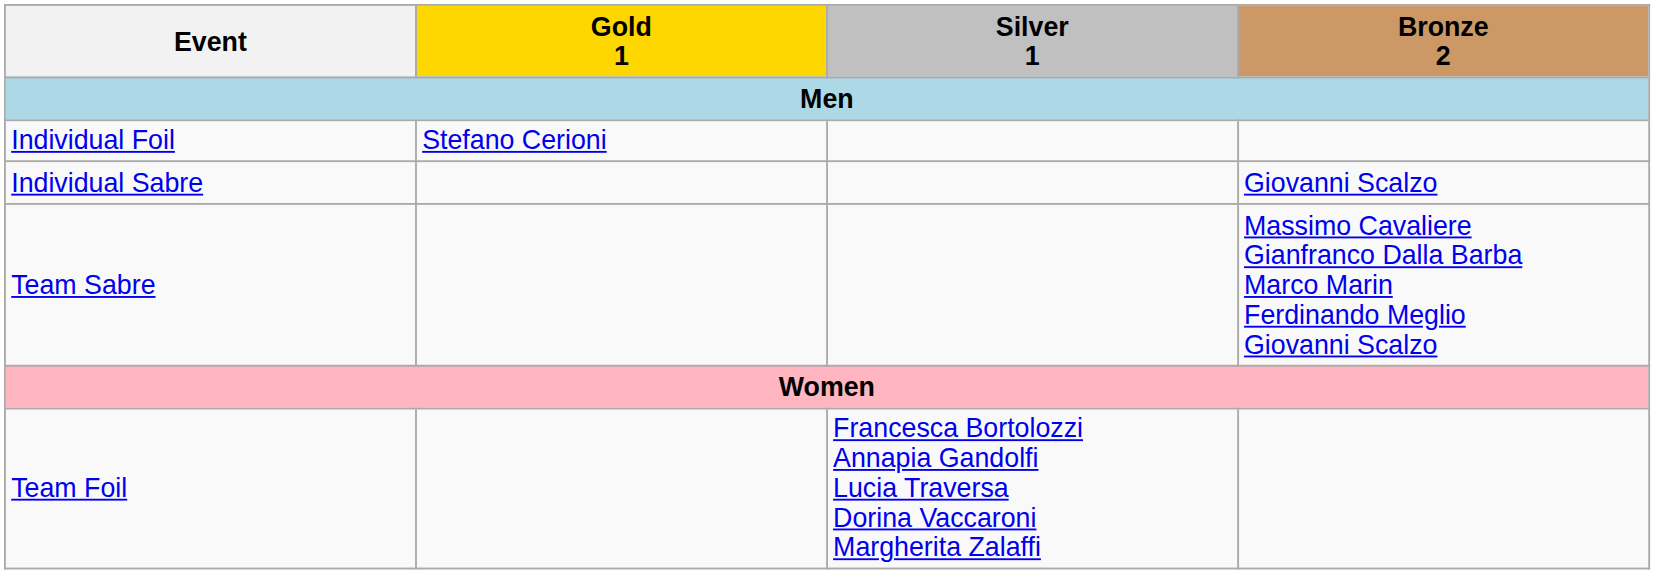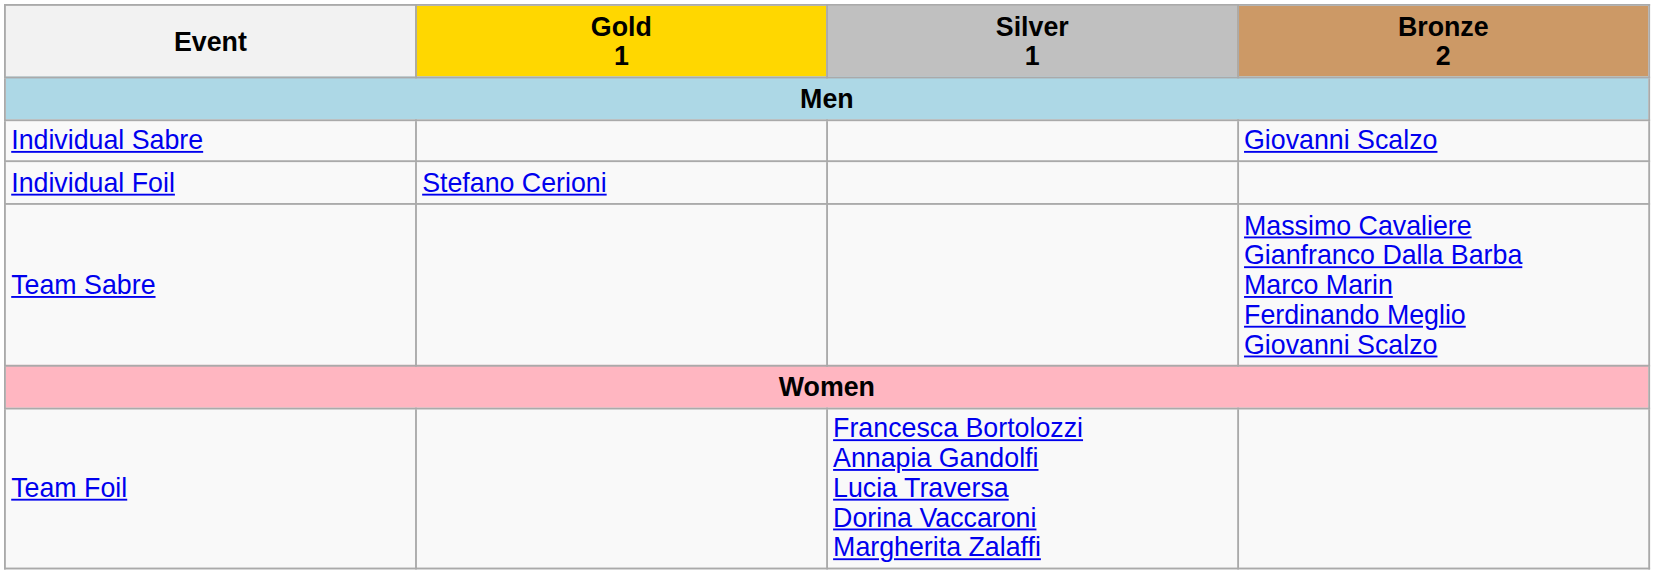rows swapped: (93, 141) <-> (107, 183)
